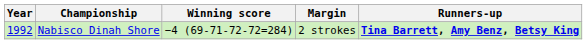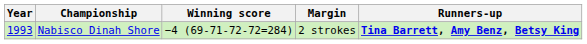(20, 30) 1992 -> (20, 30) 1993
